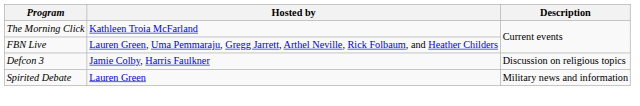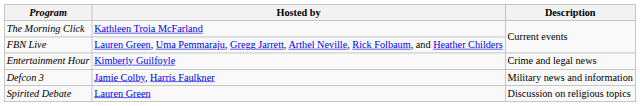+ row: (48, 61)
(564, 61) Discussion on religious topics -> (570, 77) Military news and information
(565, 77) Military news and information -> (569, 93) Discussion on religious topics
